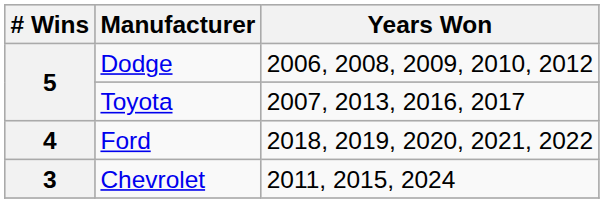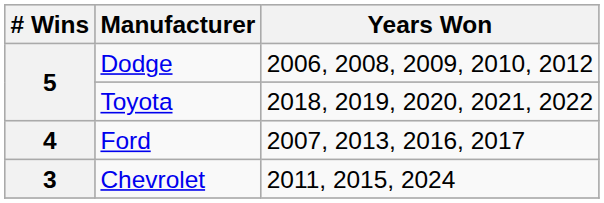(396, 102) 2007, 2013, 2016, 2017 -> (430, 102) 2018, 2019, 2020, 2021, 2022
(430, 141) 2018, 2019, 2020, 2021, 2022 -> (396, 141) 2007, 2013, 2016, 2017
